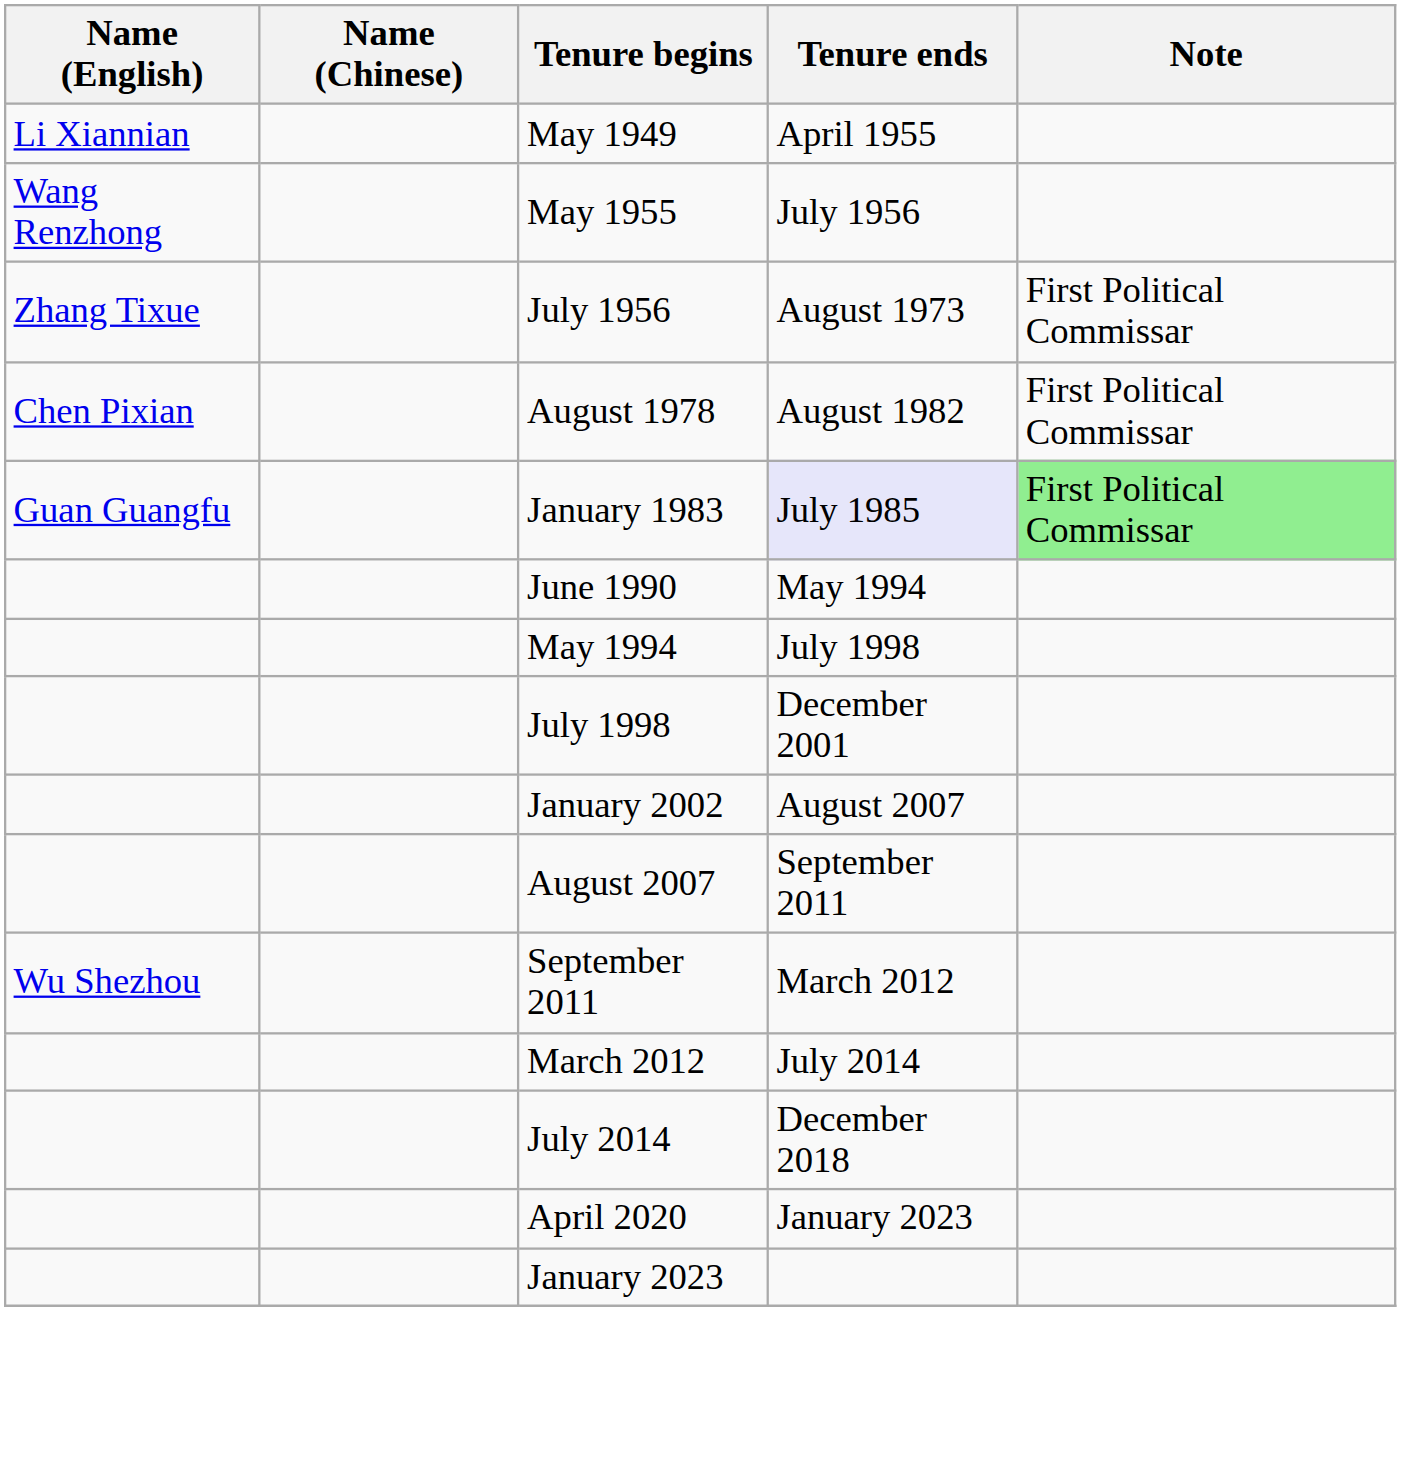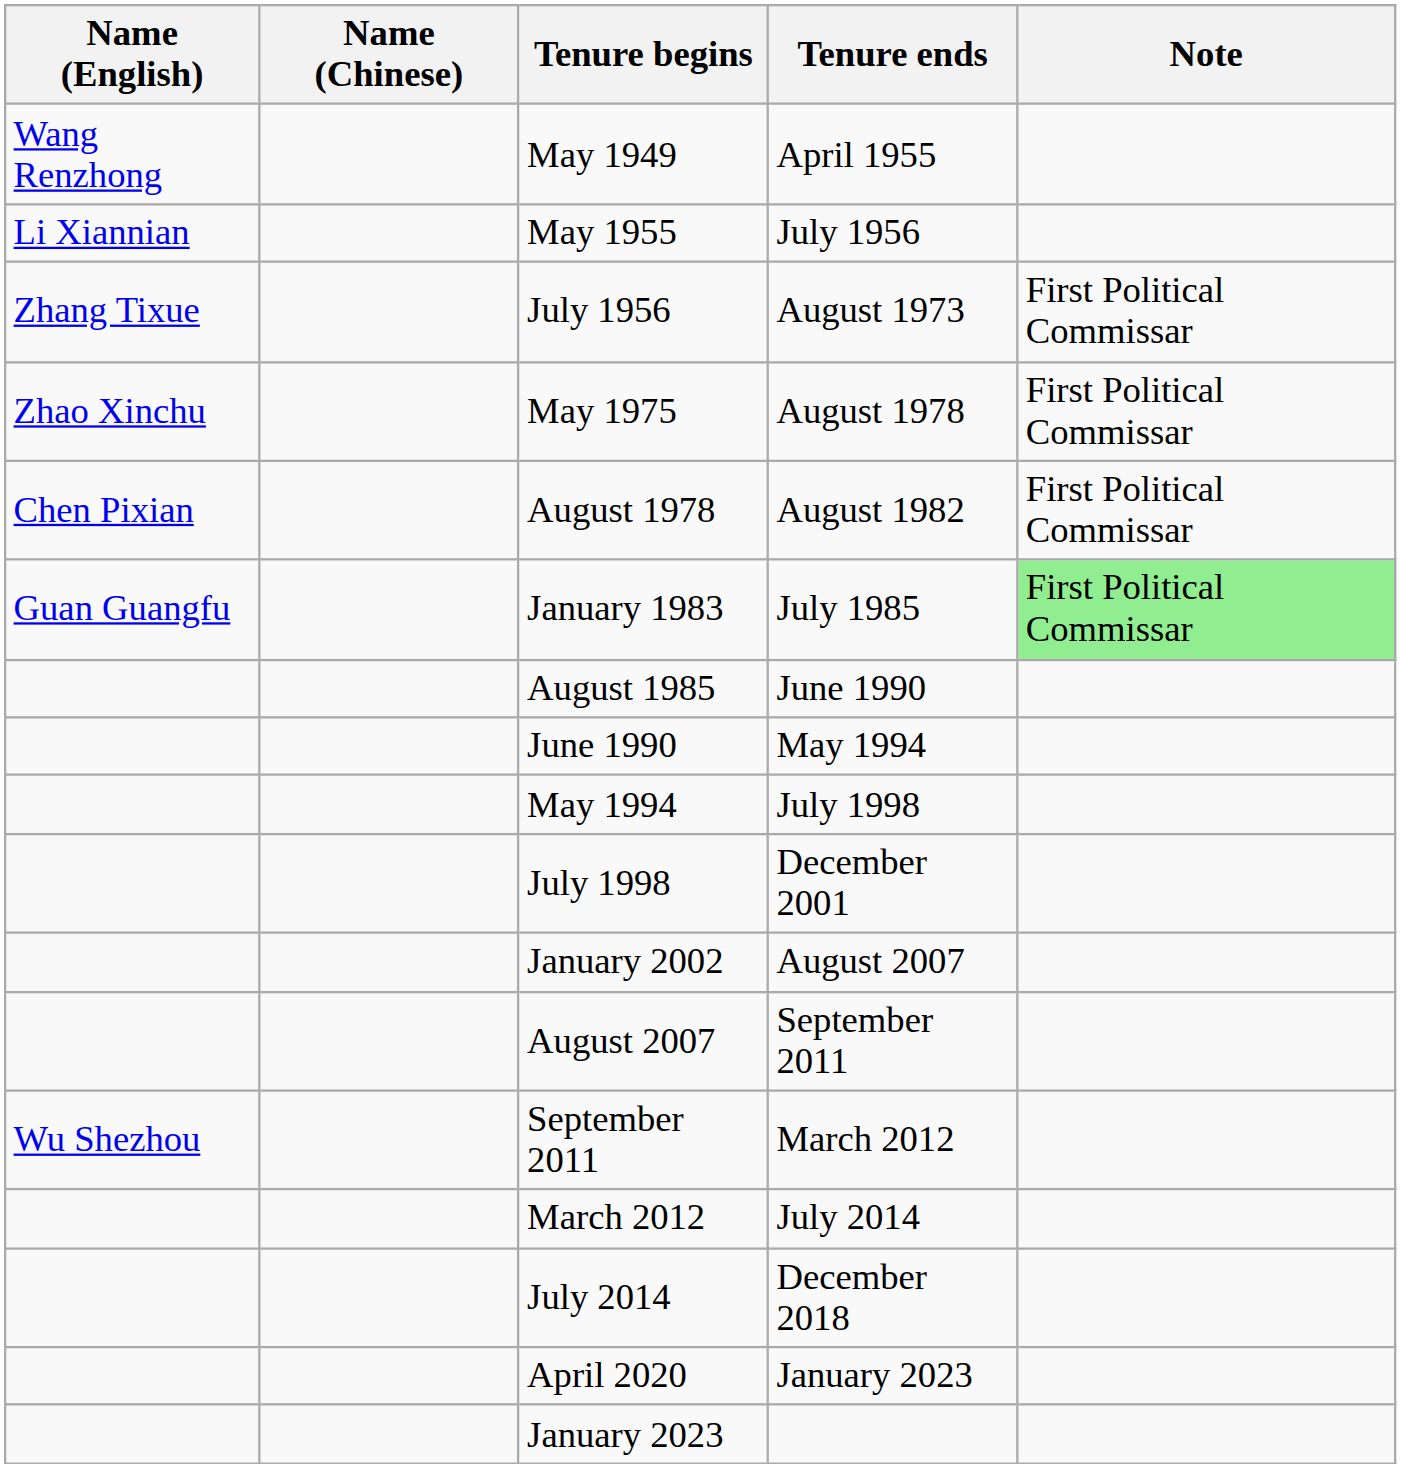(102, 132) Li Xiannian -> (88, 153) Wang Renzhong
(88, 211) Wang Renzhong -> (102, 232) Li Xiannian
+ row: (602, 410)
(848, 509) lavender background -> (848, 608) no background
+ row: (621, 687)
